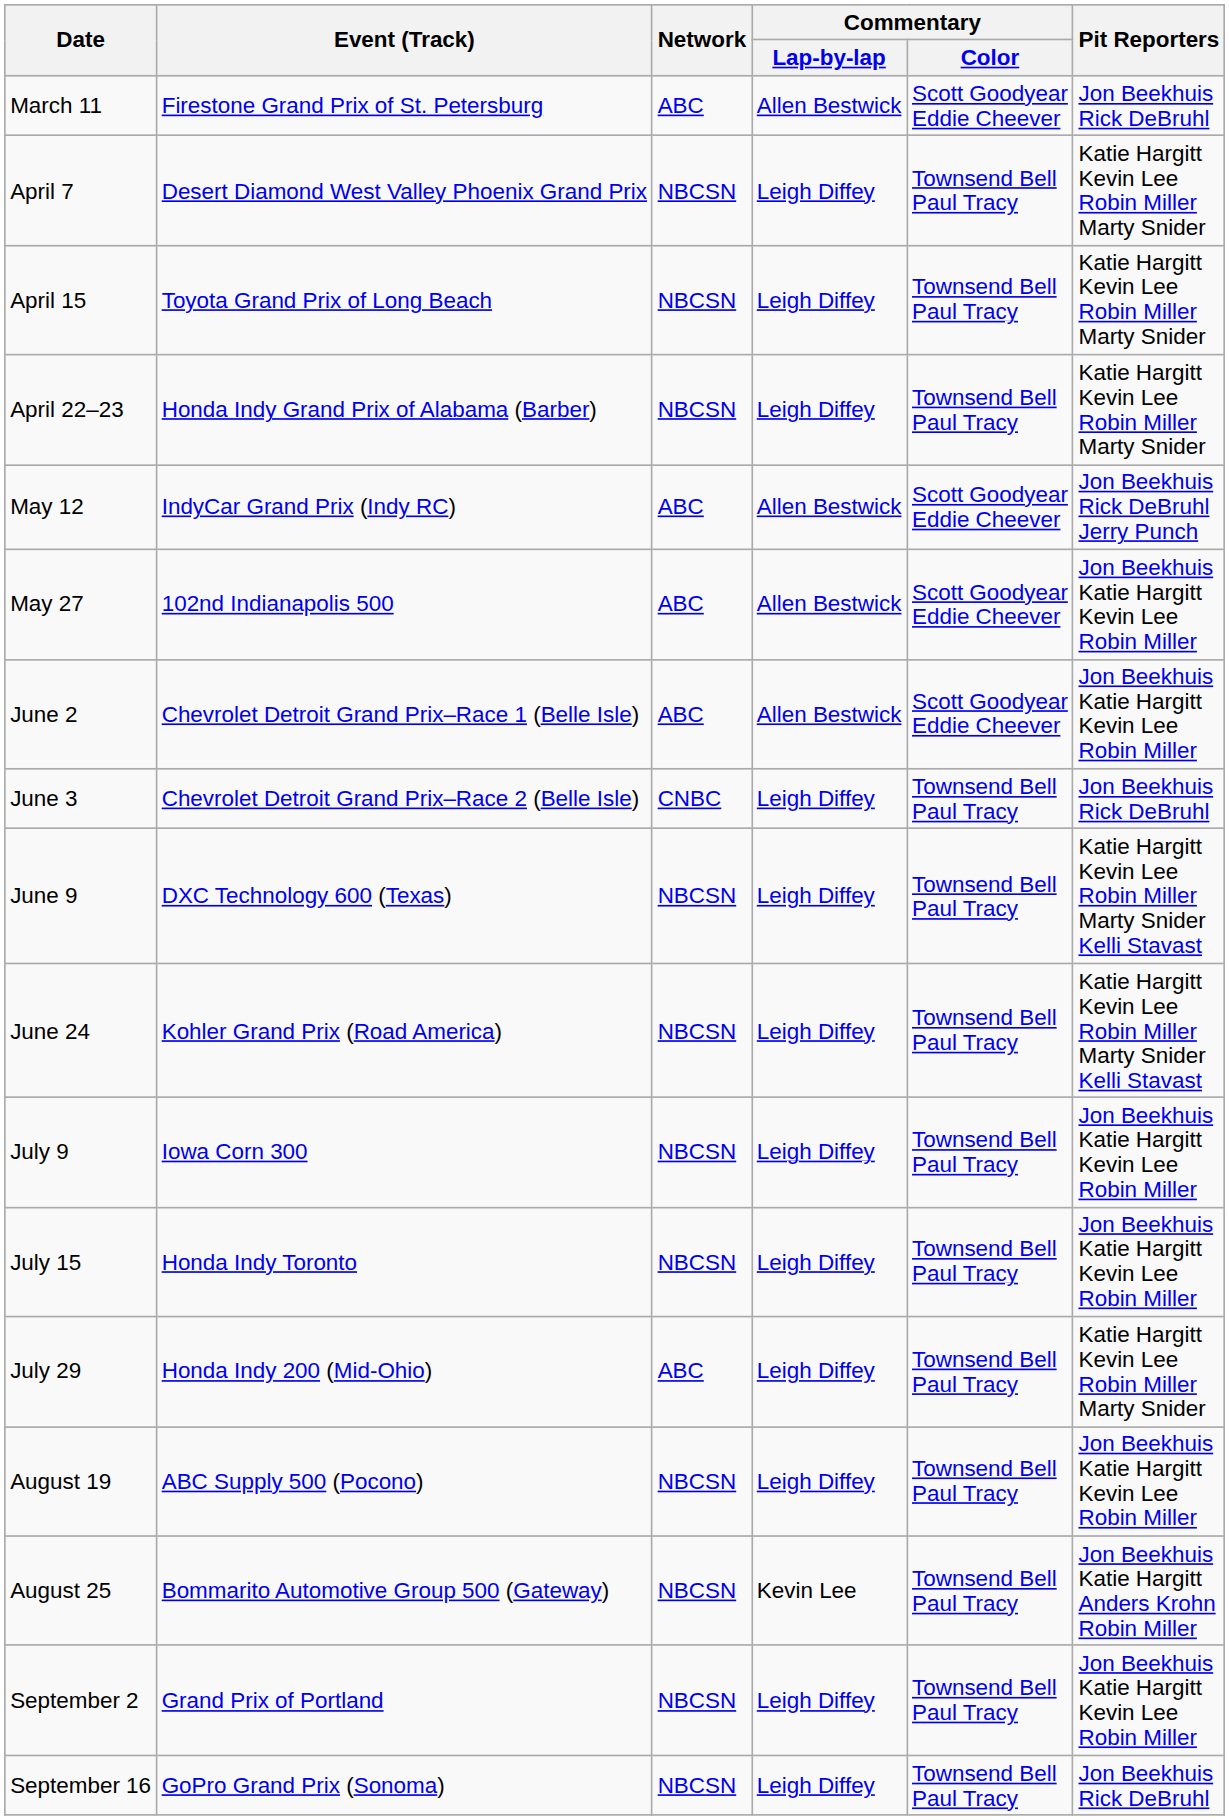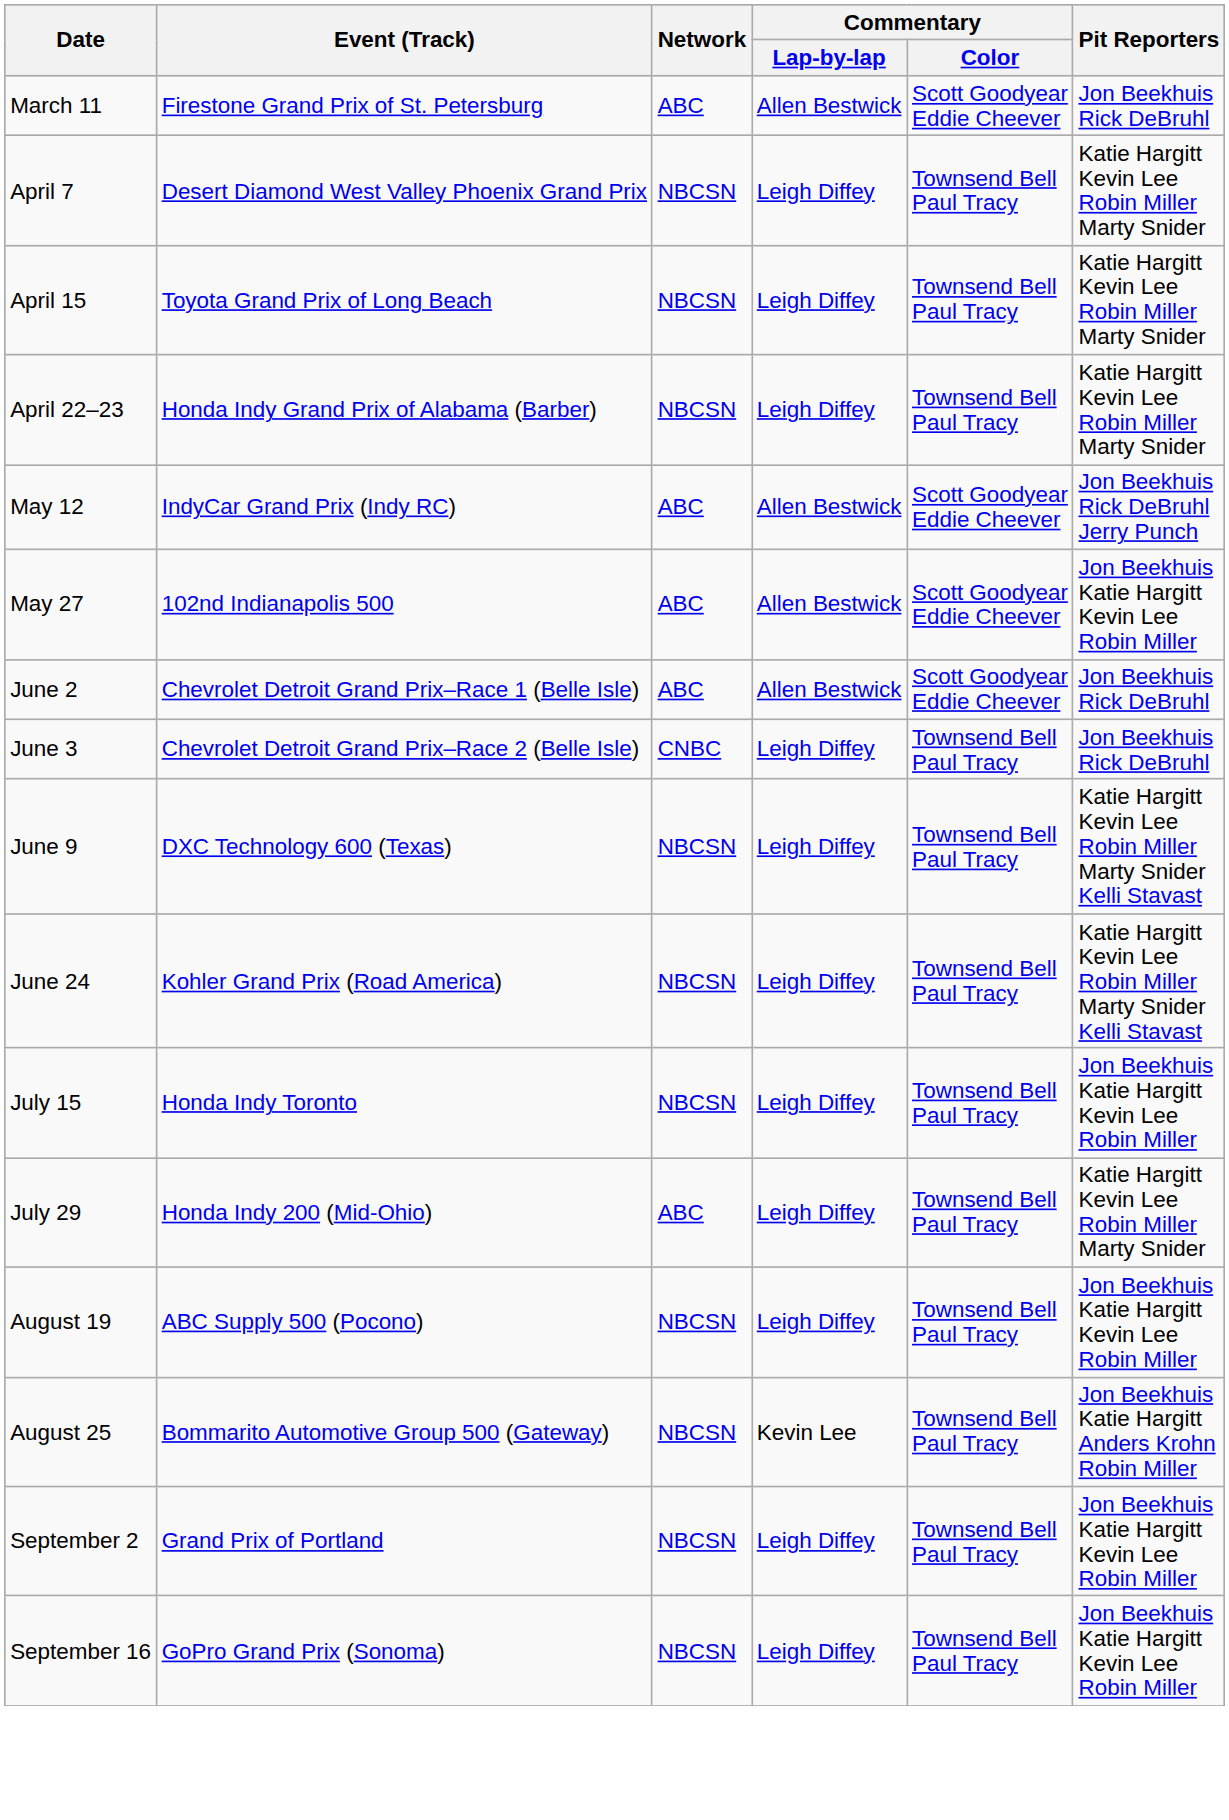(1146, 713) Jon Beekhuis Katie Hargitt Kevin Lee Robin Miller -> (1146, 689) Jon Beekhuis Rick DeBruhl
- row: (39, 1152)
(1146, 1785) Jon Beekhuis Rick DeBruhl -> (1146, 1651) Jon Beekhuis Katie Hargitt Kevin Lee Robin Miller
